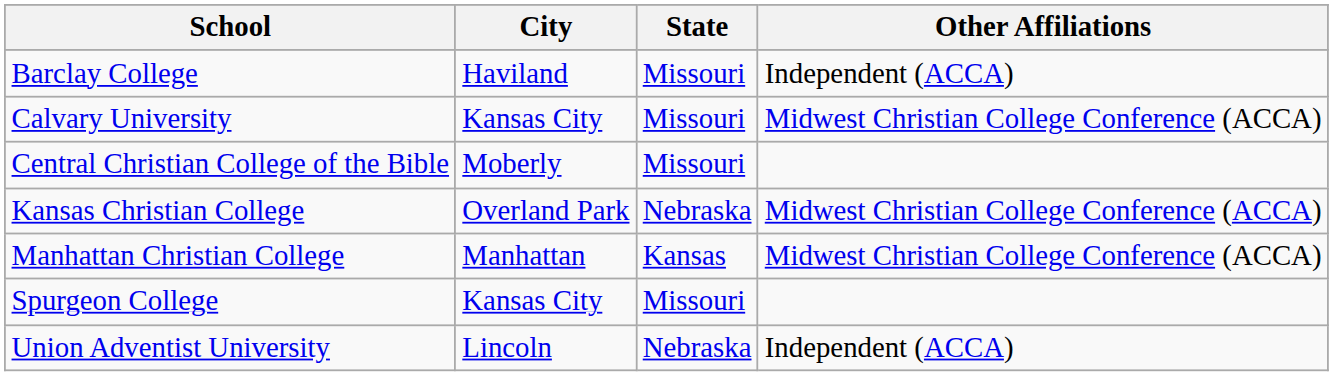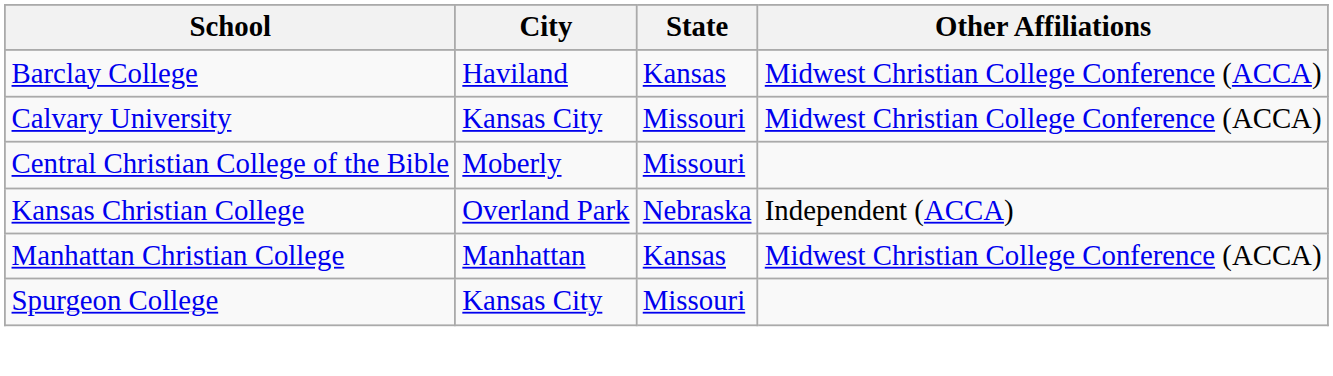(694, 73) Missouri -> (684, 73) Kansas
(889, 73) Independent (ACCA) -> (1043, 73) Midwest Christian College Conference (ACCA)
(1043, 210) Midwest Christian College Conference (ACCA) -> (889, 210) Independent (ACCA)
- row: (171, 347)
